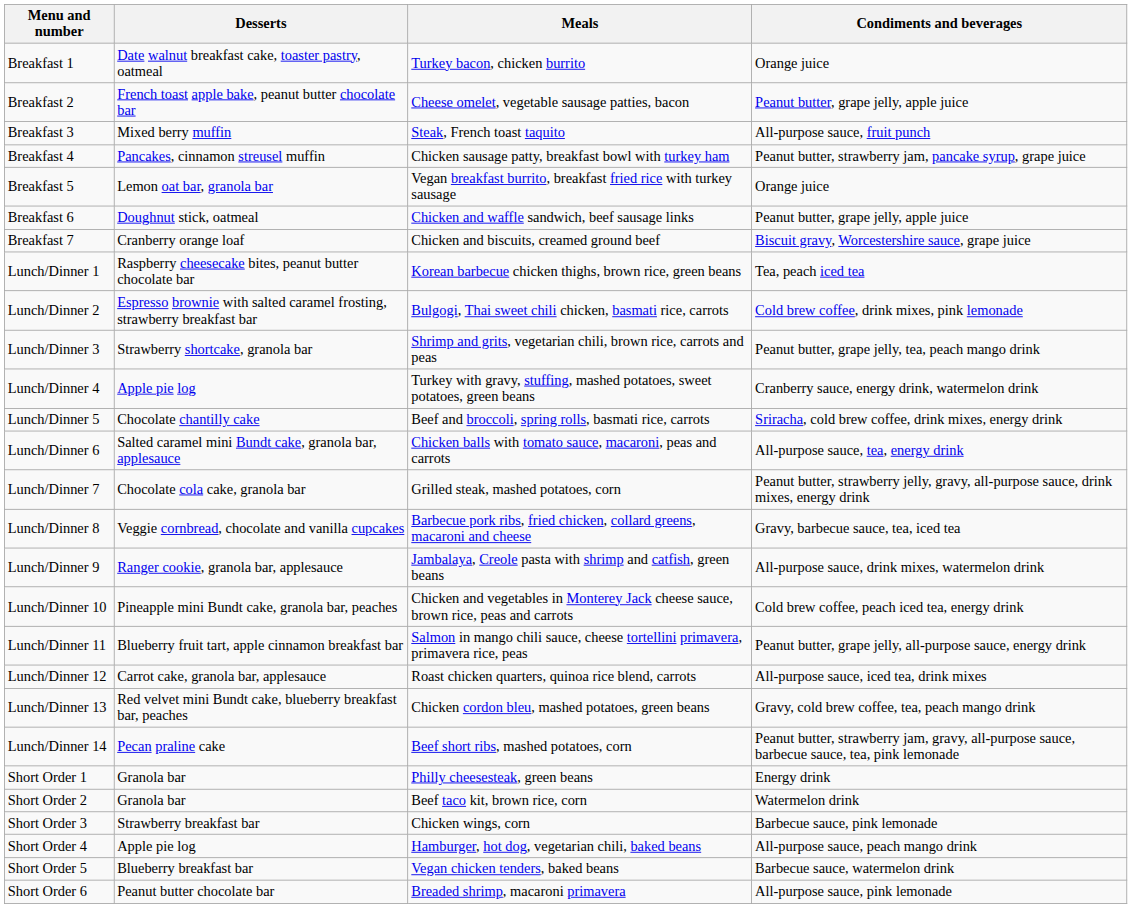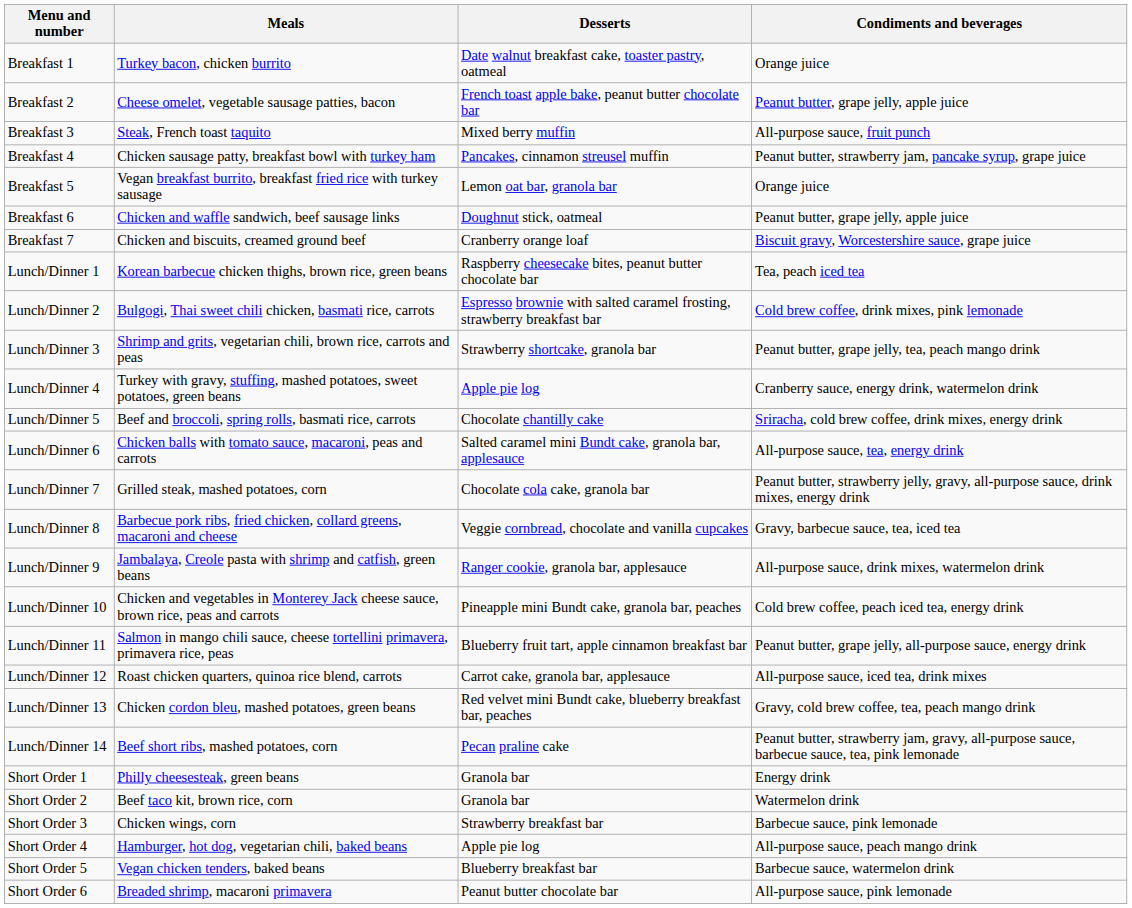columns swapped: (580, 24) <-> (261, 24)
